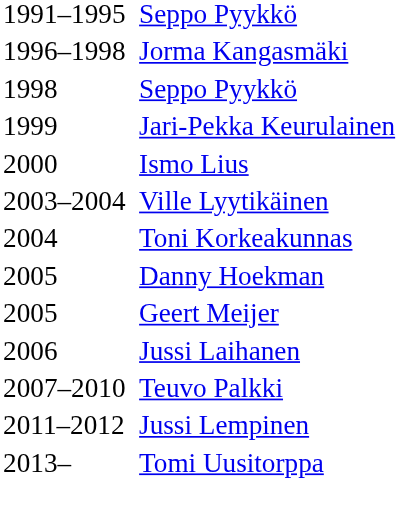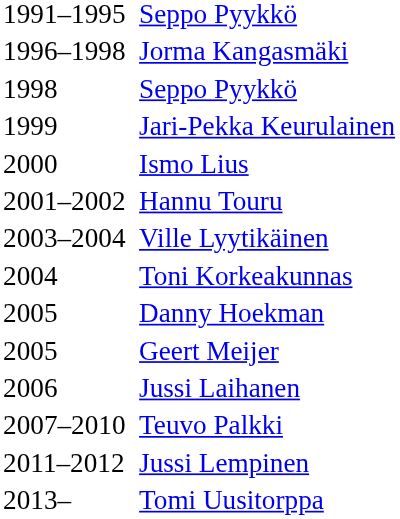+ row: (64, 201)
